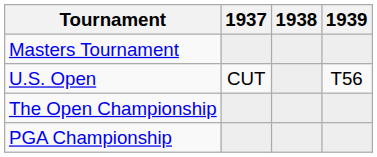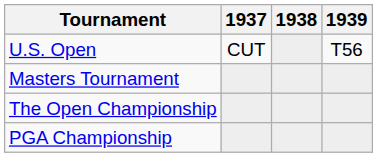rows swapped: (94, 49) <-> (53, 79)
